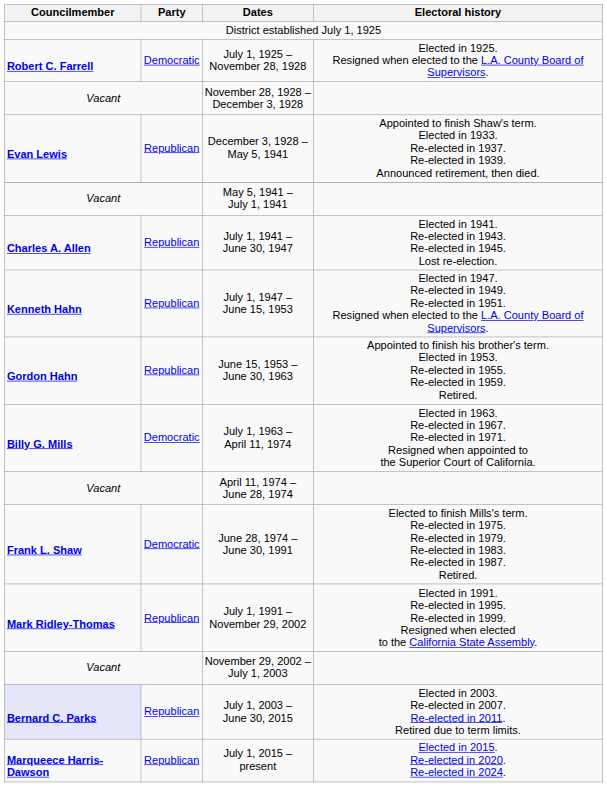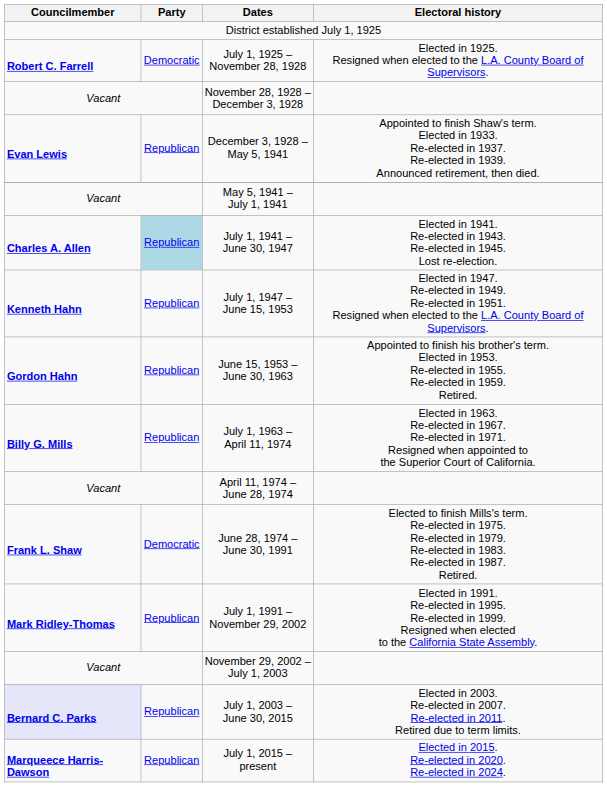(172, 242) no background -> (172, 242) lightblue background
(172, 438) Democratic -> (172, 438) Republican
